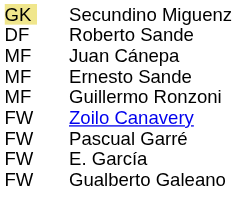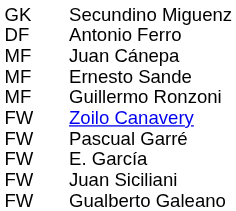(18, 14) khaki background -> (18, 14) no background
+ row: (125, 35)
- row: (131, 35)
+ row: (123, 179)
